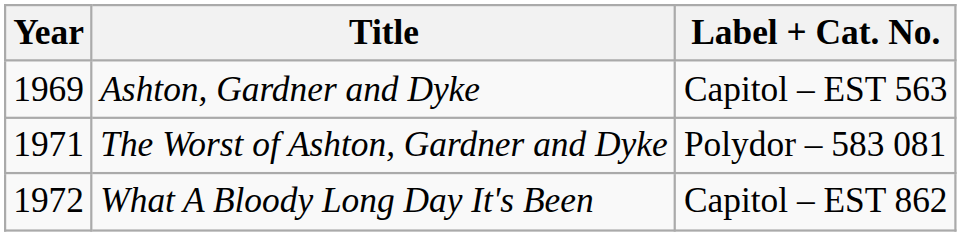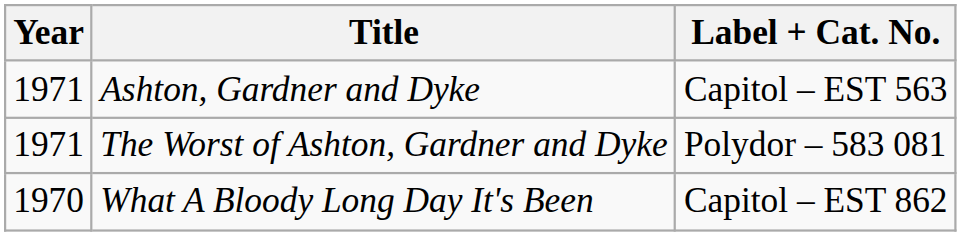(49, 88) 1969 -> (49, 88) 1971
(49, 200) 1972 -> (49, 200) 1970
